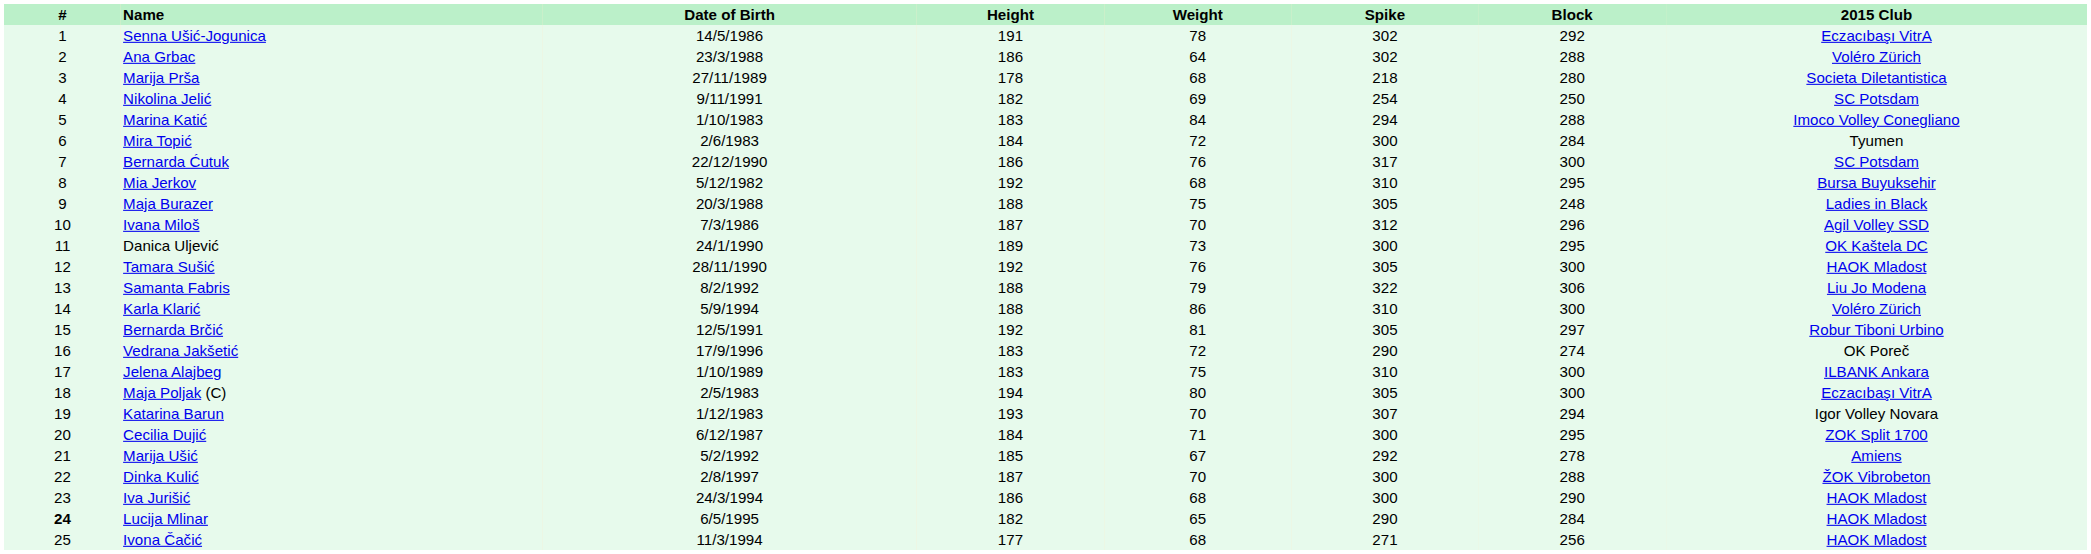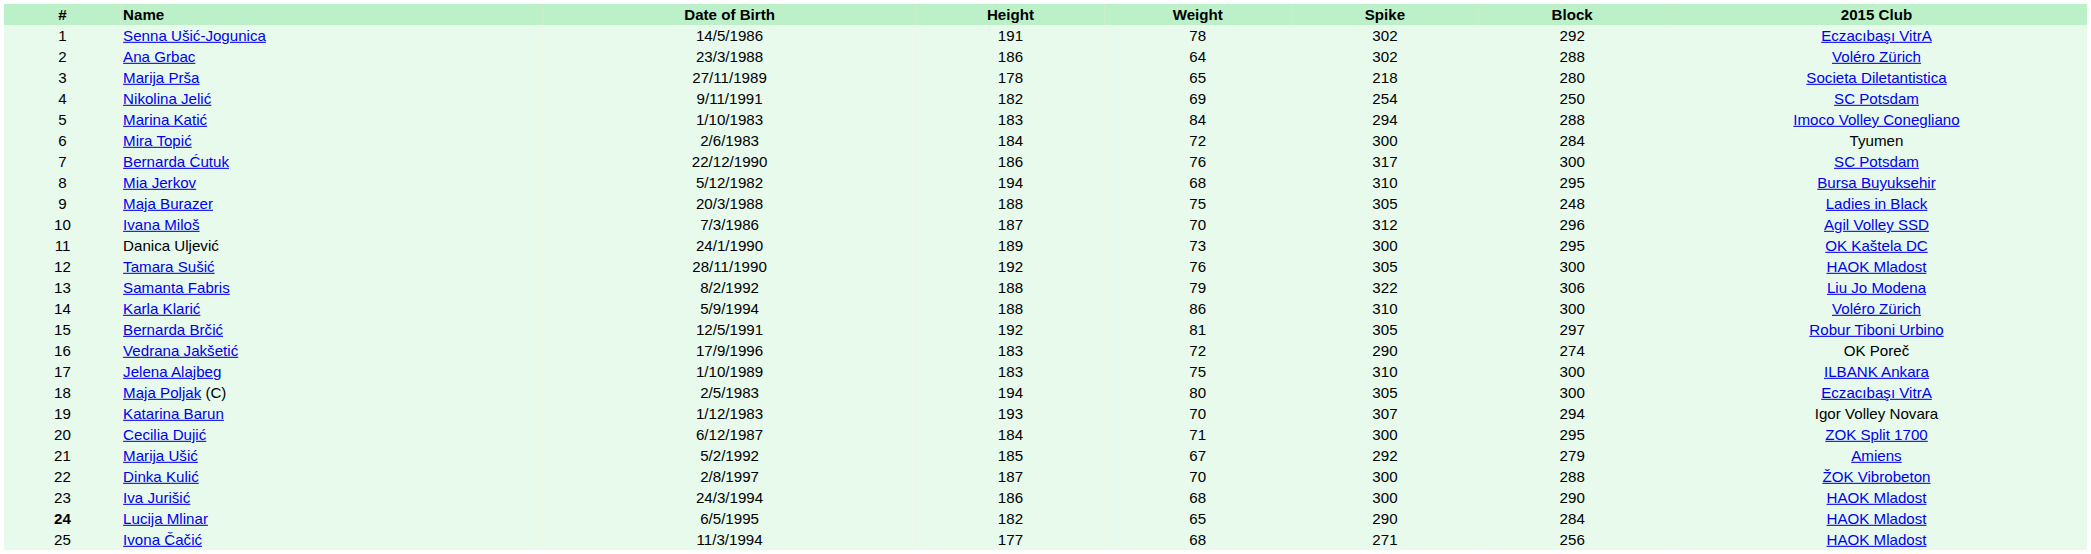(1198, 77) 68 -> (1198, 77) 65
(1010, 182) 192 -> (1010, 182) 194
(1572, 455) 278 -> (1572, 455) 279
